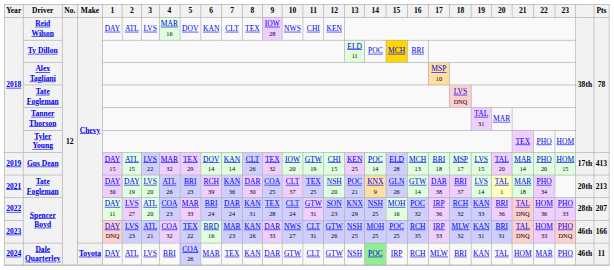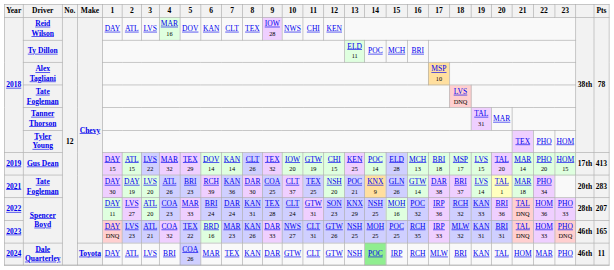(397, 51) gold background -> (397, 51) no background
(601, 186) 213 -> (601, 186) 283
(601, 231) 166 -> (601, 231) 165
